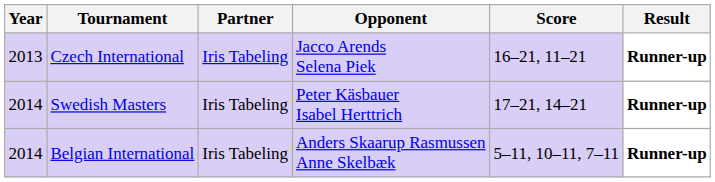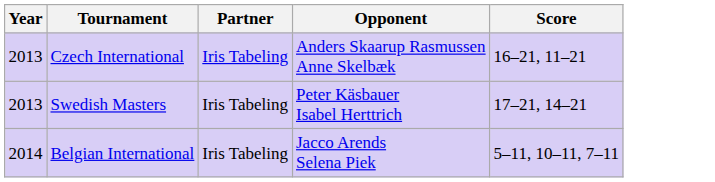- column: (667, 18)
(341, 56) Jacco Arends Selena Piek -> (391, 56) Anders Skaarup Rasmussen Anne Skelbæk
(26, 105) 2014 -> (26, 105) 2013
(391, 153) Anders Skaarup Rasmussen Anne Skelbæk -> (341, 153) Jacco Arends Selena Piek
